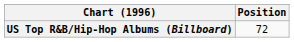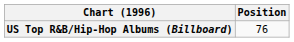(262, 29) 72 -> (262, 29) 76
